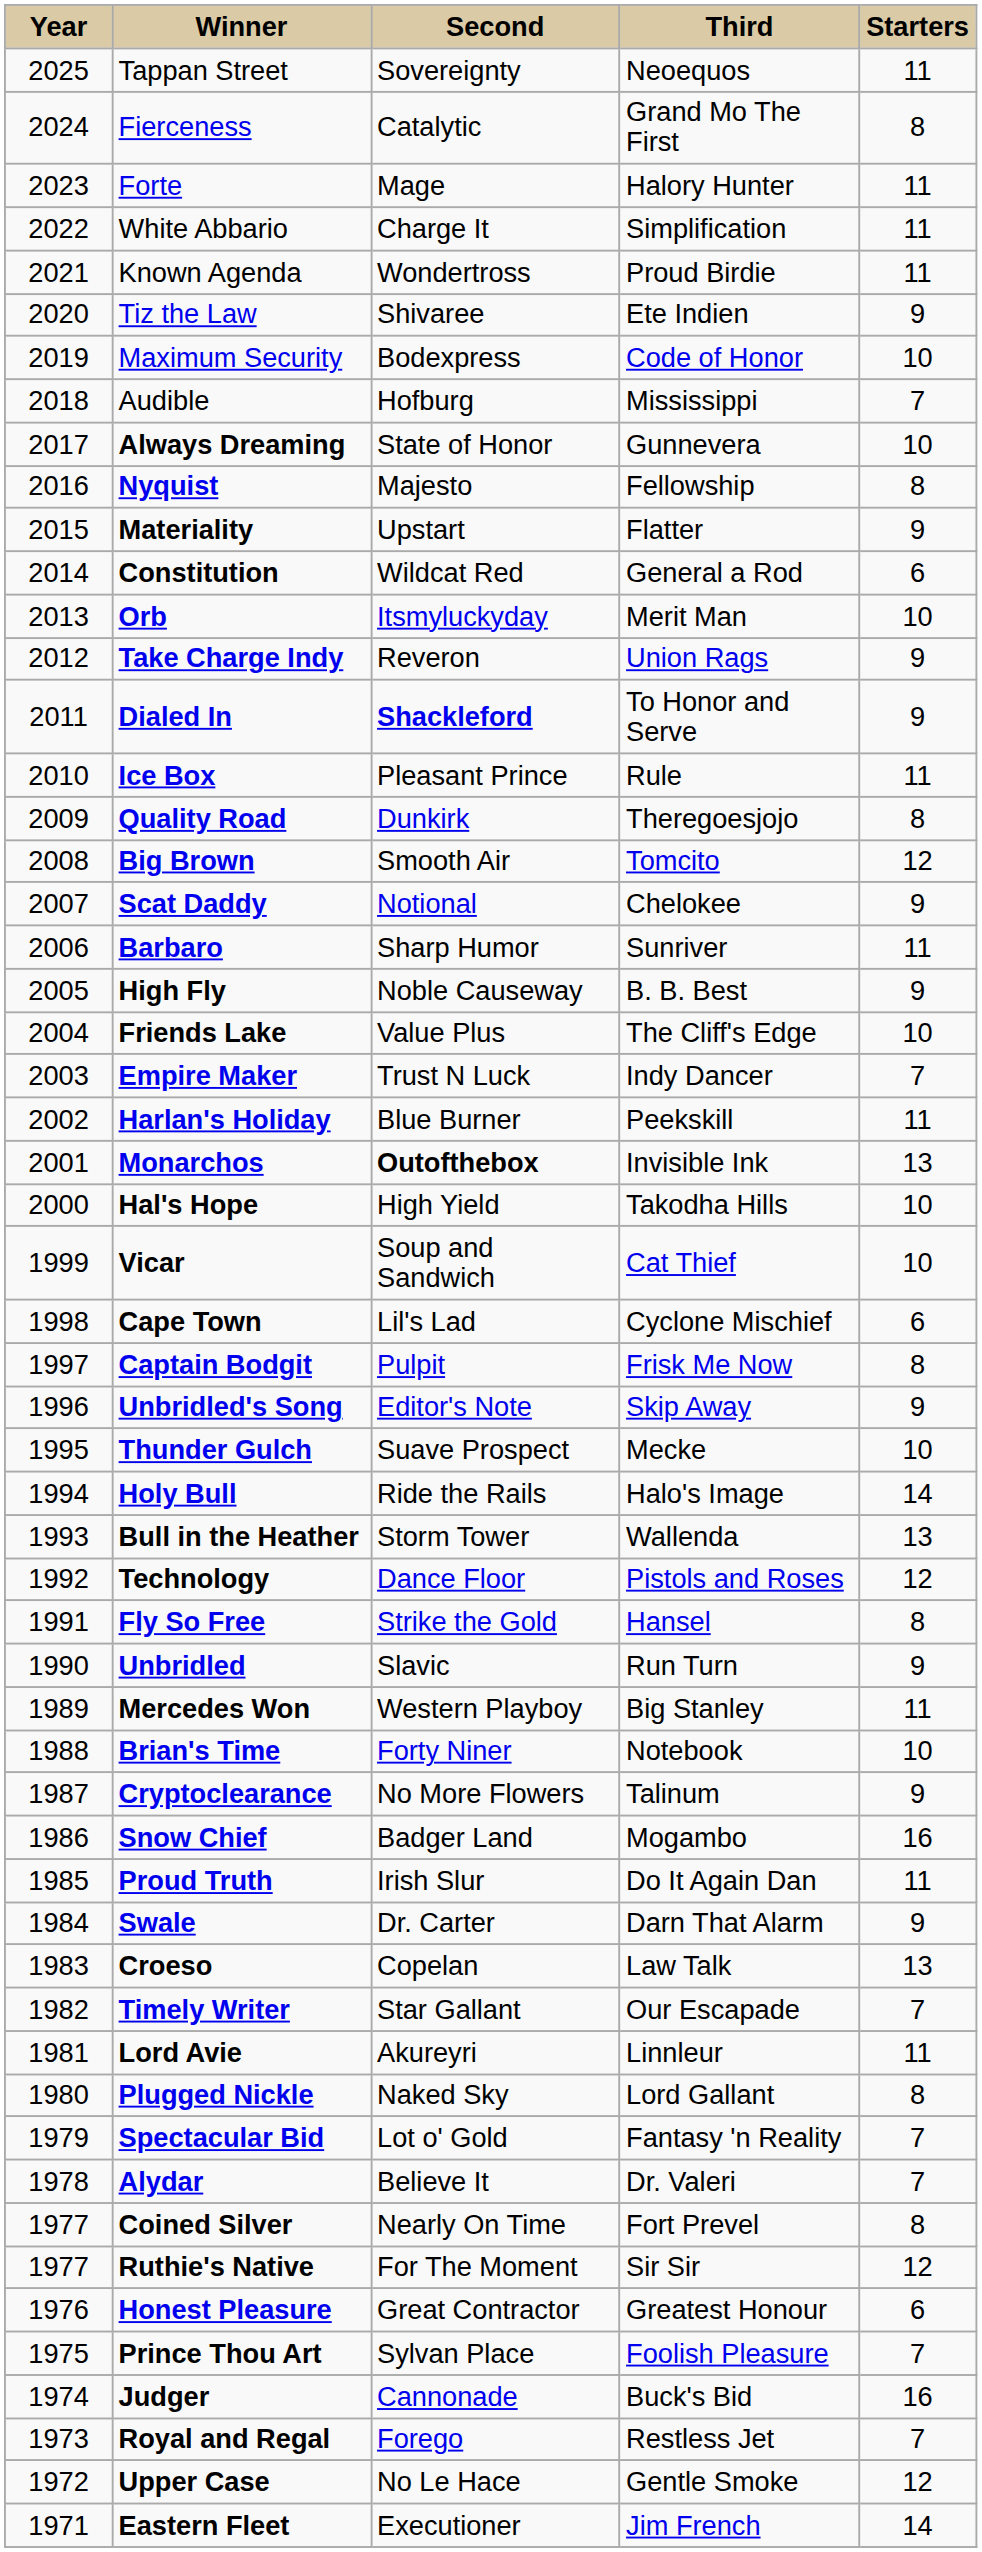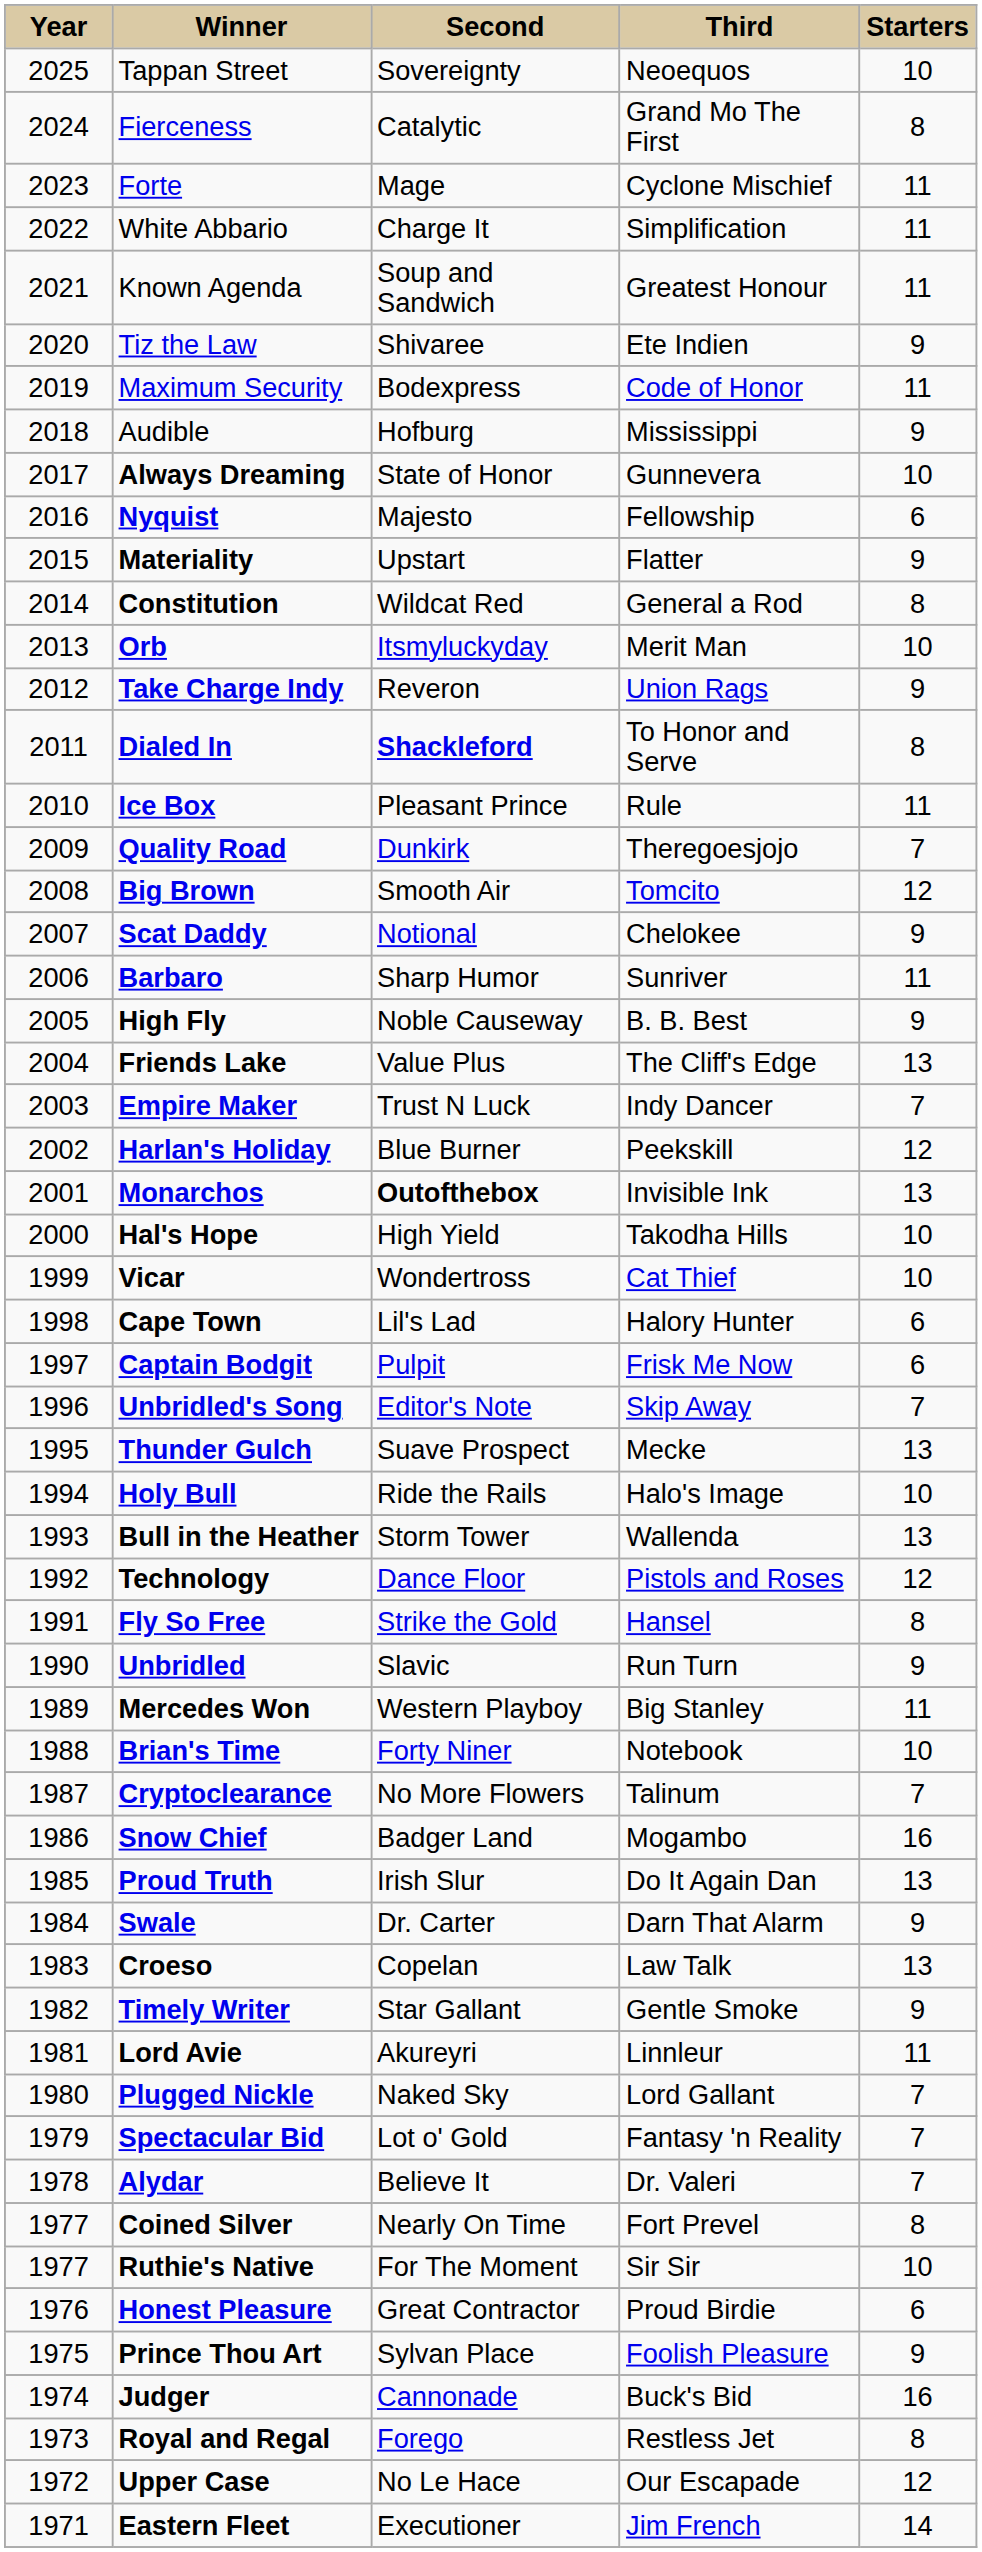(918, 70) 11 -> (918, 70) 10
(710, 186) Halory Hunter -> (729, 186) Cyclone Mischief
(454, 272) Wondertross -> (436, 287) Soup and Sandwich
(701, 272) Proud Birdie -> (727, 287) Greatest Honour
(918, 358) 10 -> (918, 388) 11
(918, 401) 7 -> (918, 431) 9
(918, 487) 8 -> (918, 517) 6
(918, 573) 6 -> (918, 603) 8
(918, 717) 9 -> (918, 747) 8
(918, 818) 8 -> (918, 849) 7
(918, 1033) 10 -> (918, 1063) 13
(918, 1119) 11 -> (918, 1149) 12
(436, 1263) Soup and Sandwich -> (454, 1278) Wondertross
(729, 1321) Cyclone Mischief -> (710, 1321) Halory Hunter
(918, 1364) 8 -> (918, 1364) 6
(918, 1407) 9 -> (918, 1407) 7
(918, 1450) 10 -> (918, 1450) 13
(918, 1493) 14 -> (918, 1493) 10
(918, 1794) 9 -> (918, 1794) 7
(918, 1880) 11 -> (918, 1880) 13
(713, 2009) Our Escapade -> (712, 2009) Gentle Smoke
(918, 2009) 7 -> (918, 2009) 9
(918, 2095) 8 -> (918, 2095) 7
(918, 2267) 12 -> (918, 2267) 10
(727, 2310) Greatest Honour -> (701, 2310) Proud Birdie
(918, 2353) 7 -> (918, 2353) 9
(918, 2439) 7 -> (918, 2439) 8
(712, 2482) Gentle Smoke -> (713, 2482) Our Escapade
